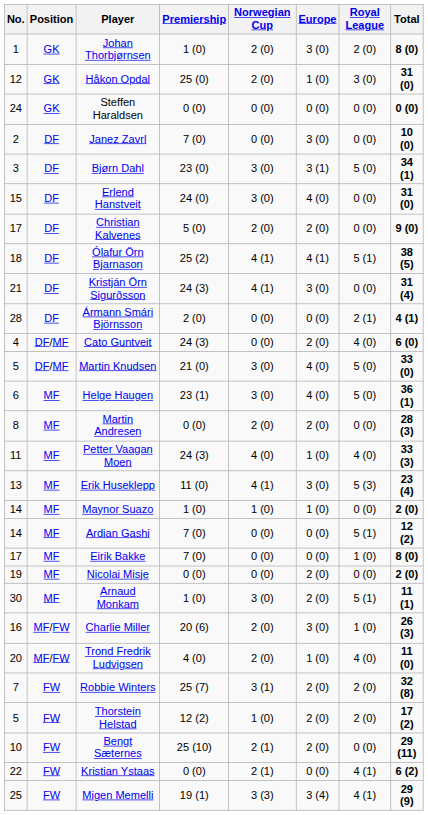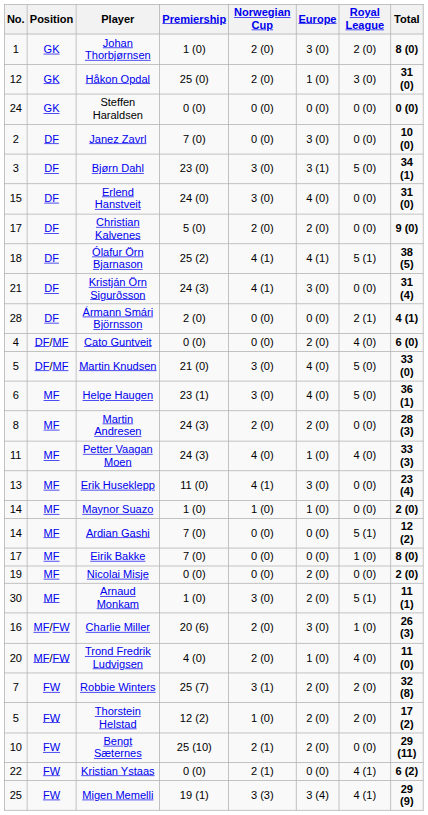(194, 342) 24 (3) -> (194, 342) 0 (0)
(194, 426) 0 (0) -> (194, 426) 24 (3)
(365, 485) 5 (3) -> (365, 485) 0 (0)
